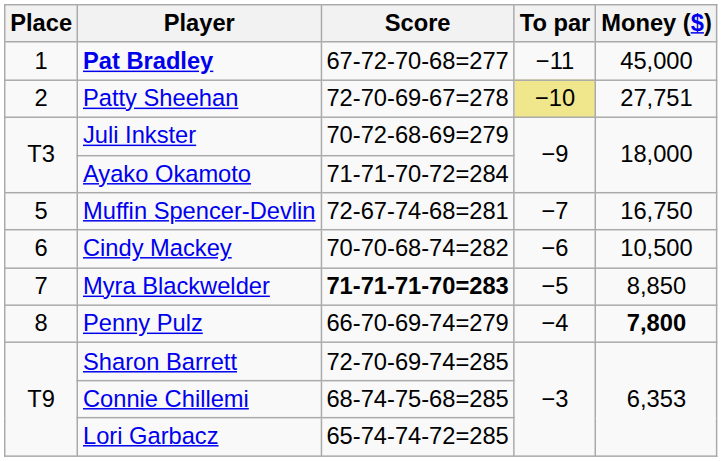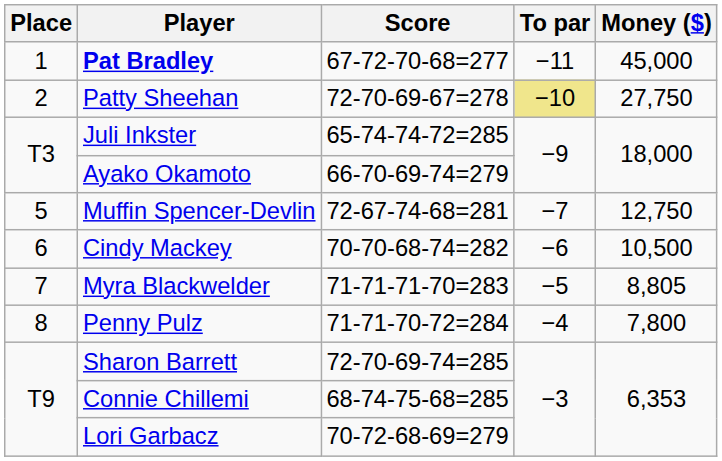(656, 98) 27,751 -> (656, 98) 27,750
(418, 135) 70-72-68-69=279 -> (418, 135) 65-74-74-72=285
(418, 173) 71-71-70-72=284 -> (418, 173) 66-70-69-74=279
(656, 211) 16,750 -> (656, 211) 12,750
(418, 286) bold -> (418, 286) normal
(656, 286) 8,850 -> (656, 286) 8,805
(418, 323) 66-70-69-74=279 -> (418, 323) 71-71-70-72=284
(656, 323) bold -> (656, 323) normal
(418, 436) 65-74-74-72=285 -> (418, 436) 70-72-68-69=279
